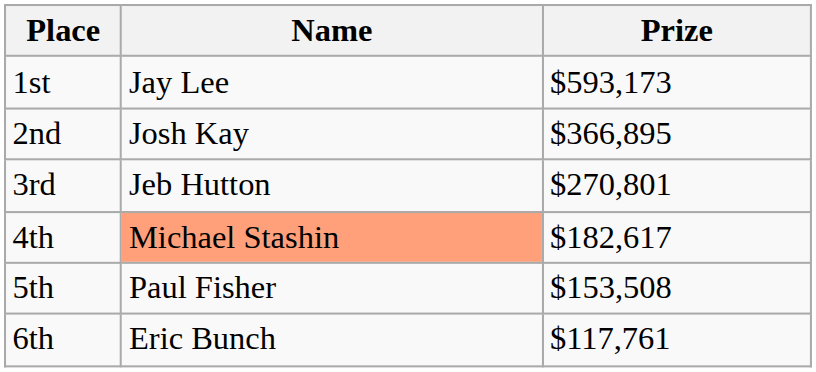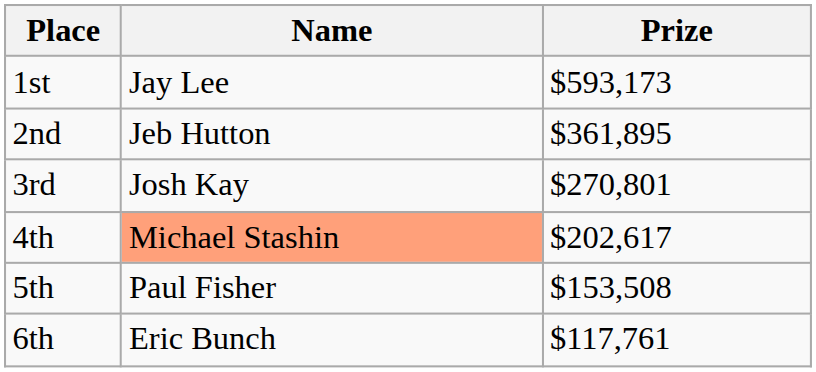(189, 133) Josh Kay -> (200, 133) Jeb Hutton
(611, 133) $366,895 -> (611, 133) $361,895
(200, 184) Jeb Hutton -> (189, 184) Josh Kay
(611, 236) $182,617 -> (611, 236) $202,617
